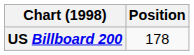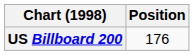(157, 38) 178 -> (157, 38) 176
